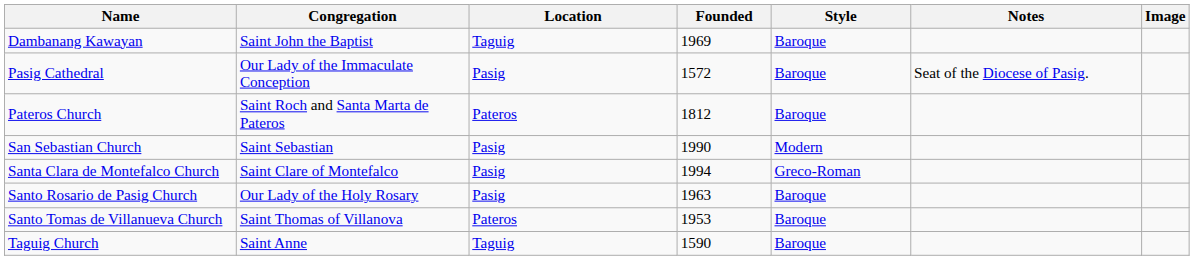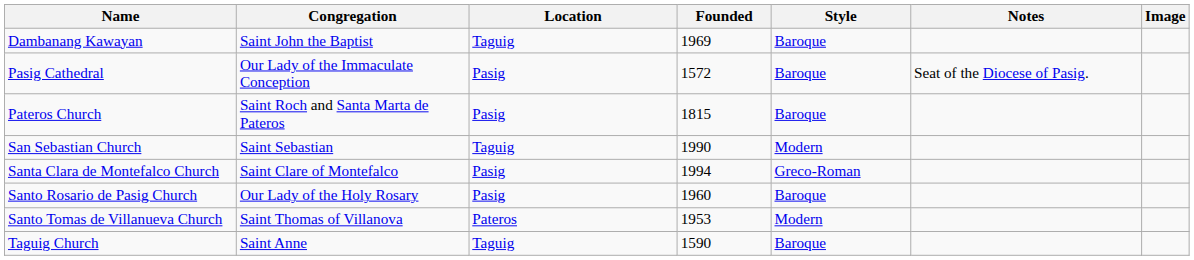(495, 114) Pateros -> (489, 114) Pasig
(696, 114) 1812 -> (696, 114) 1815
(489, 147) Pasig -> (493, 147) Taguig
(696, 195) 1963 -> (696, 195) 1960
(800, 219) Baroque -> (799, 219) Modern
